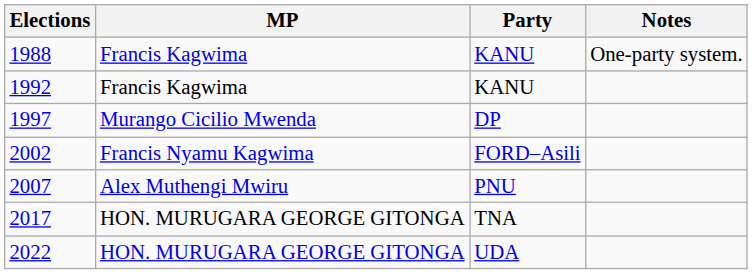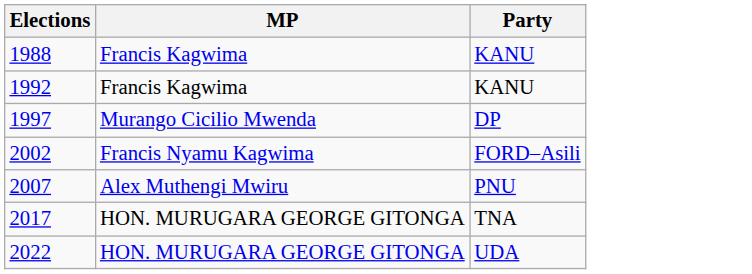- column: (666, 20)
